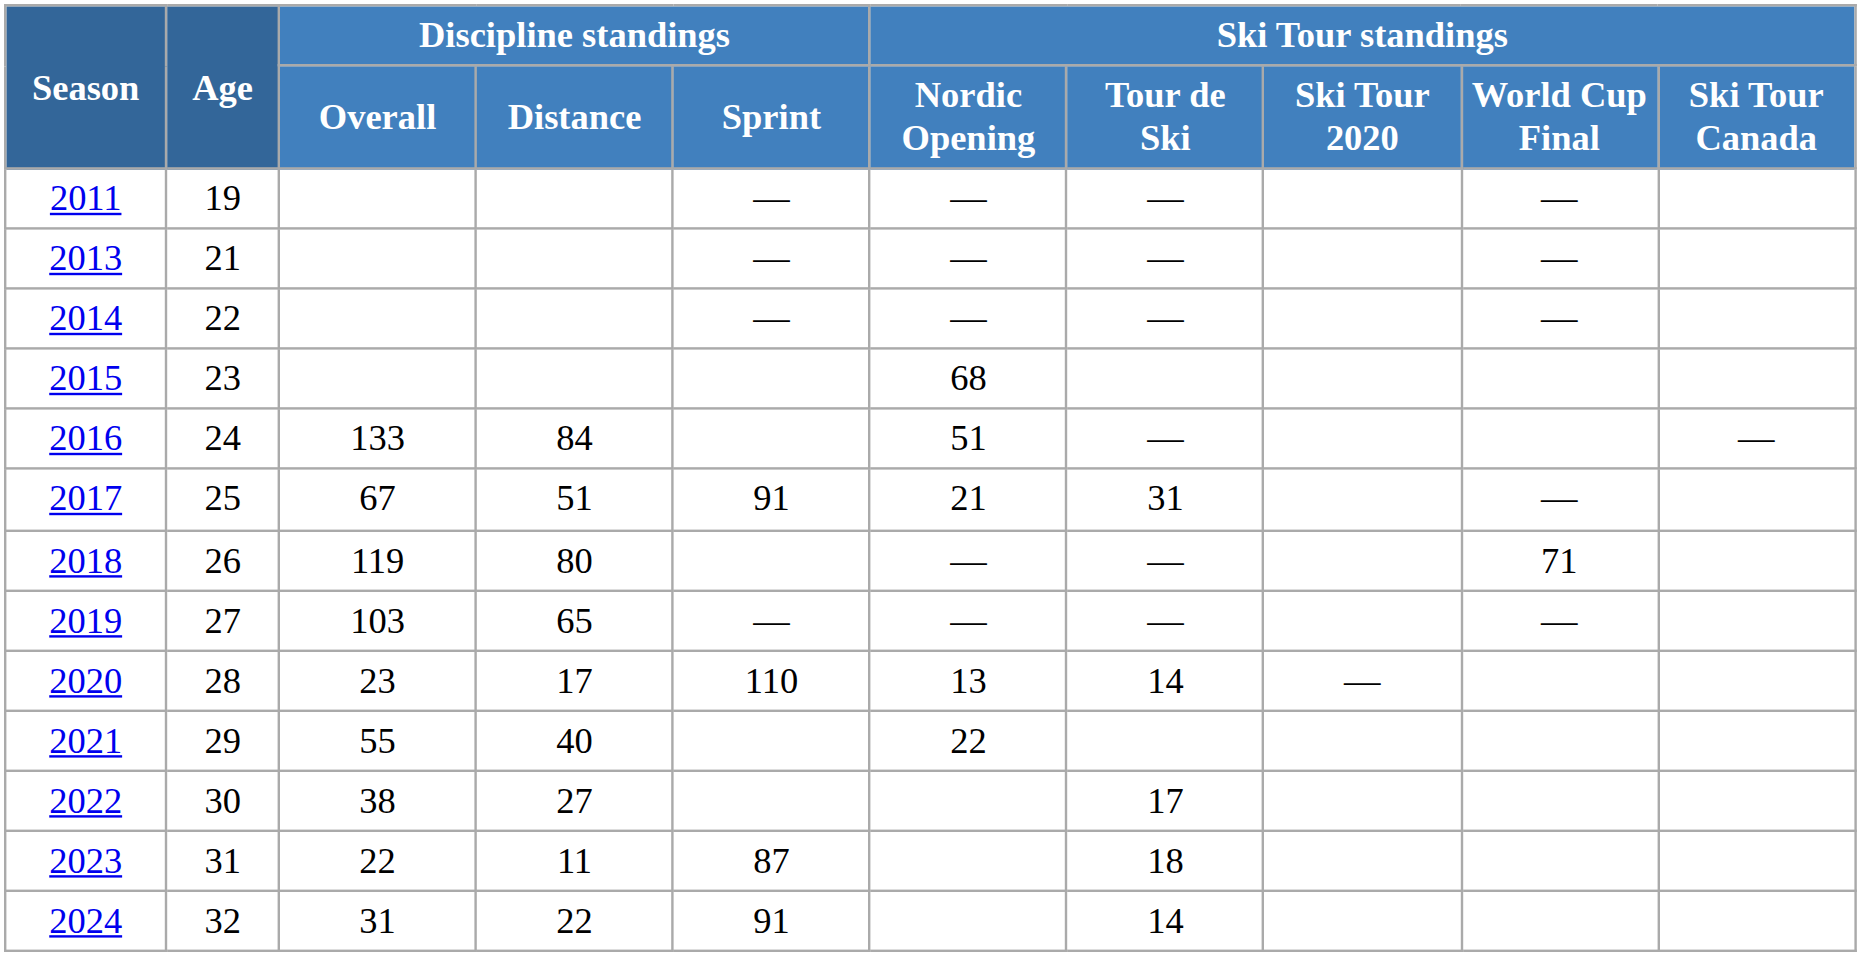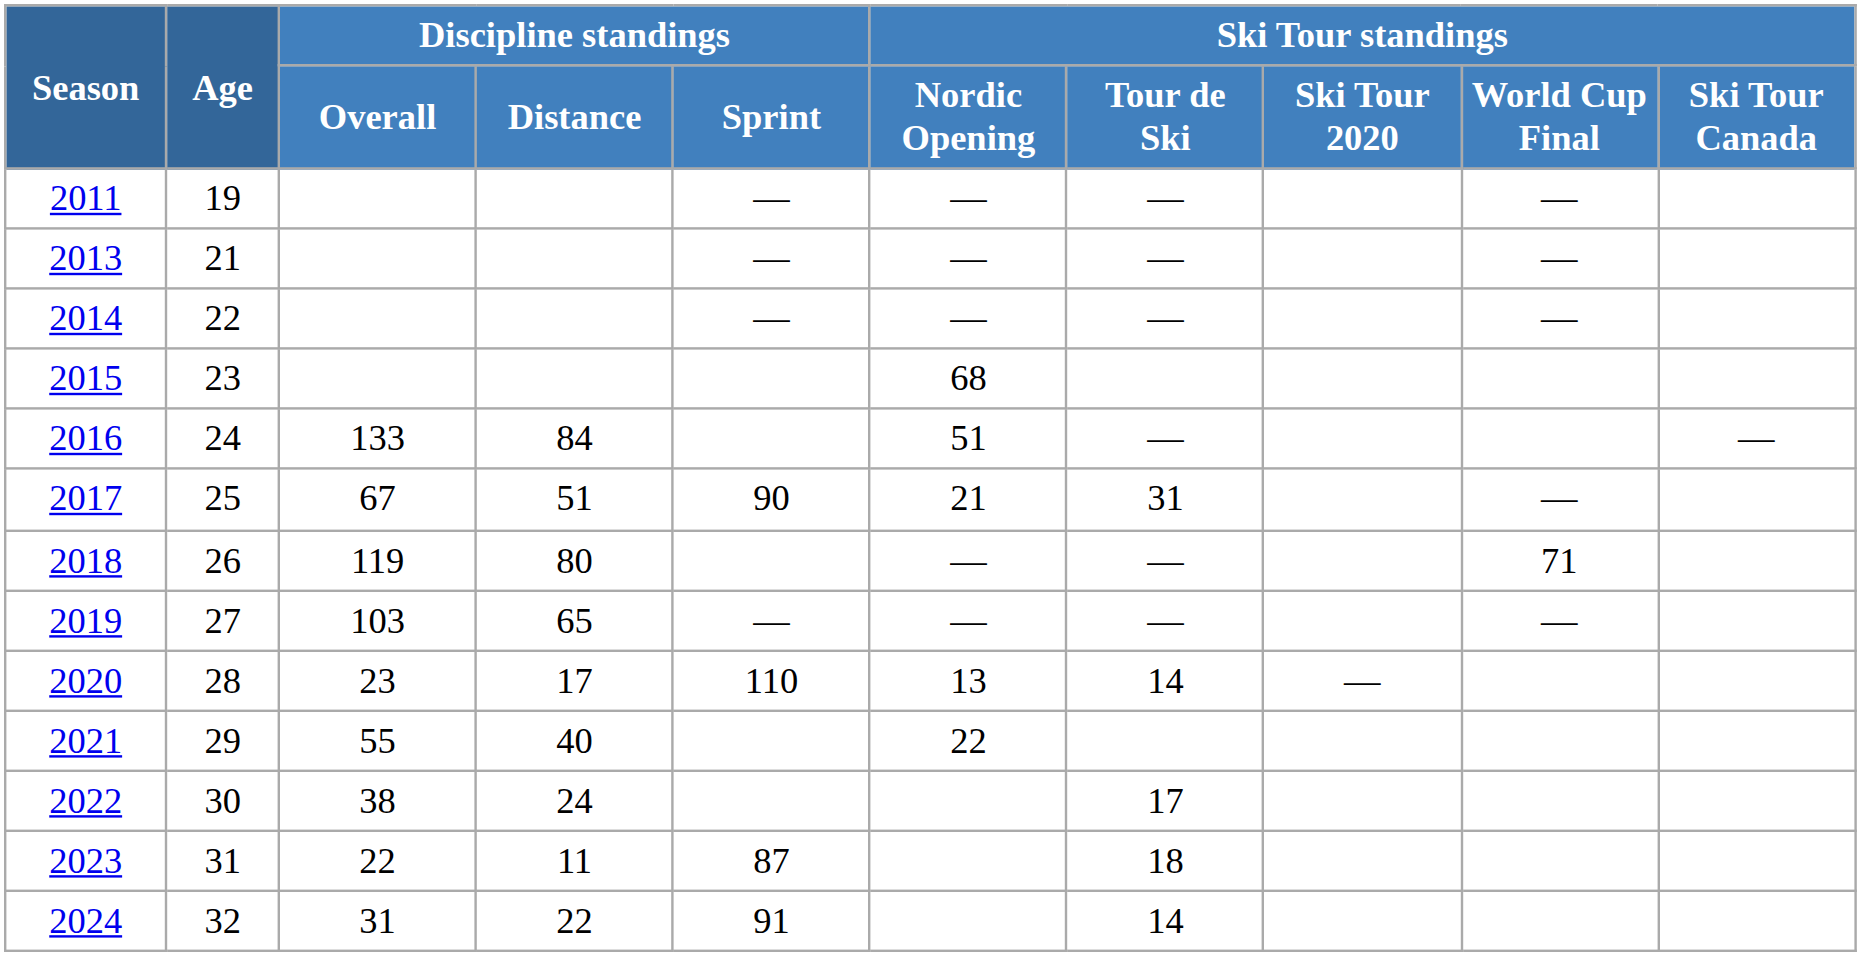(771, 499) 91 -> (771, 499) 90
(575, 799) 27 -> (575, 799) 24
